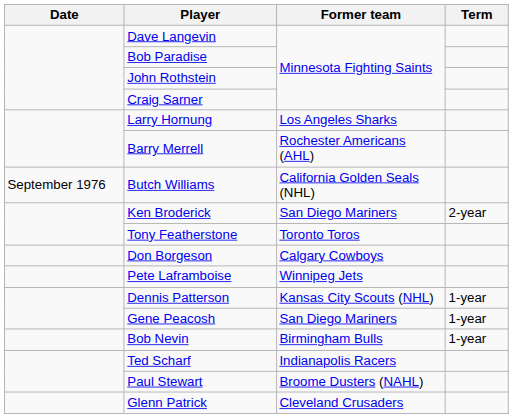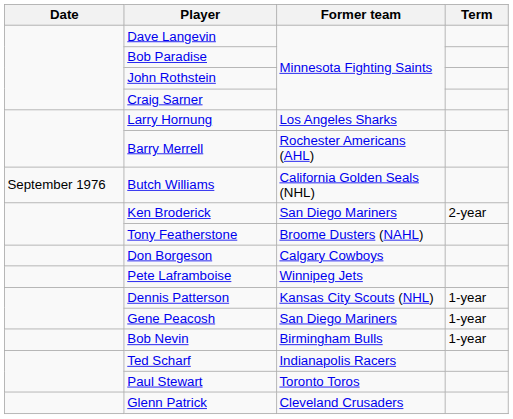(320, 234) Toronto Toros -> (351, 234) Broome Dusters (NAHL)
(351, 381) Broome Dusters (NAHL) -> (320, 381) Toronto Toros
